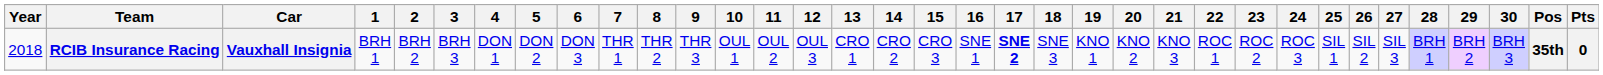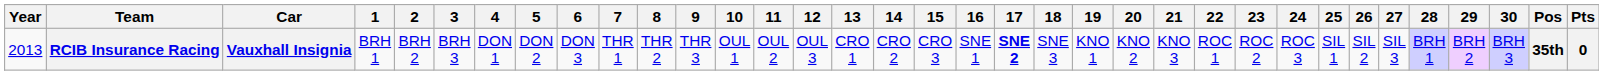(25, 49) 2018 -> (25, 49) 2013
